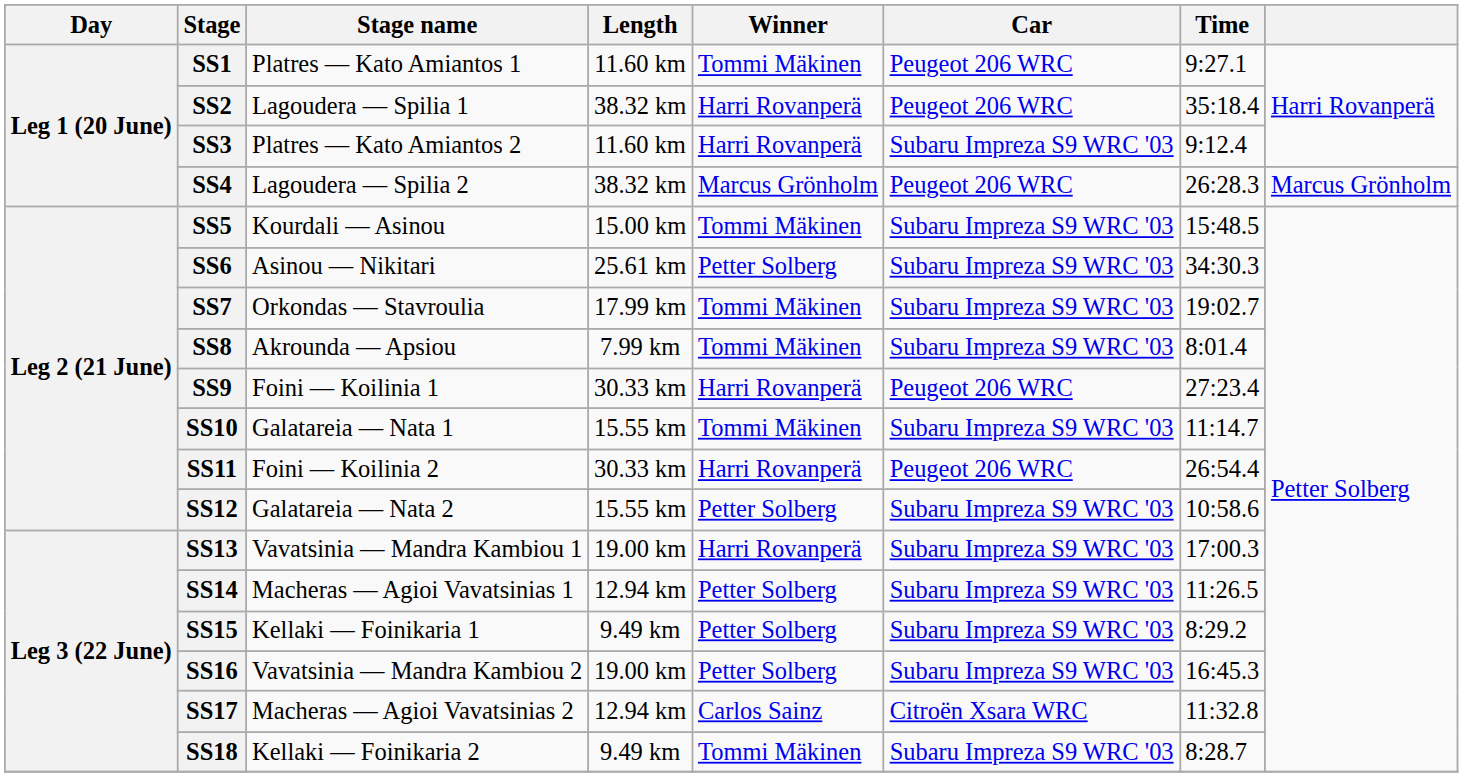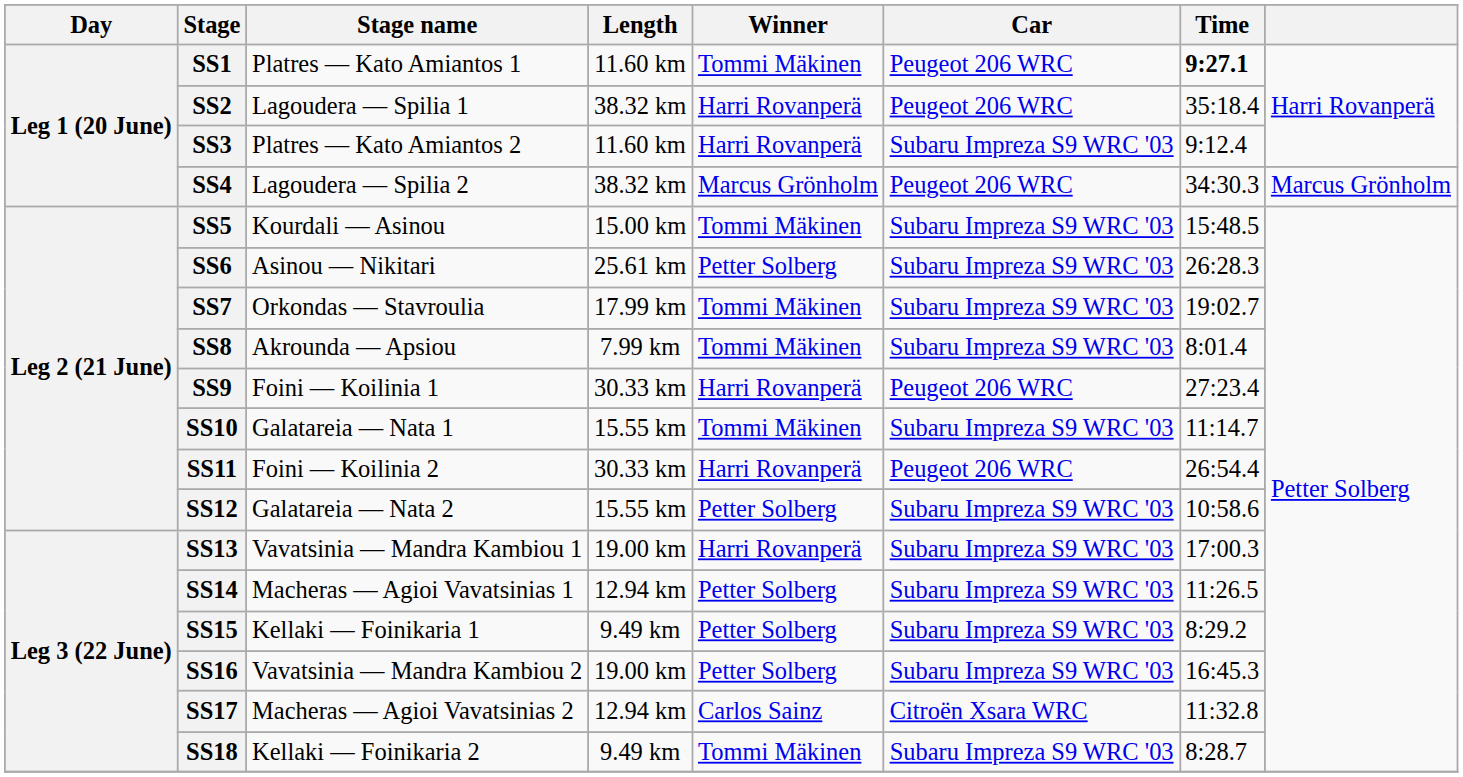(1216, 64) normal -> (1217, 64) bold
(1222, 185) 26:28.3 -> (1222, 185) 34:30.3
(1222, 266) 34:30.3 -> (1222, 266) 26:28.3
